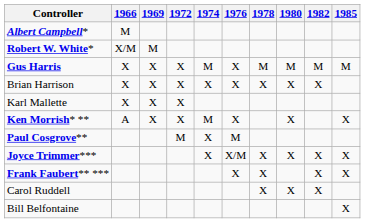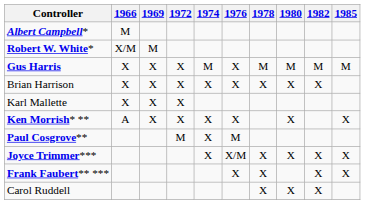(208, 119) M -> (208, 119) X
- row: (43, 208)
